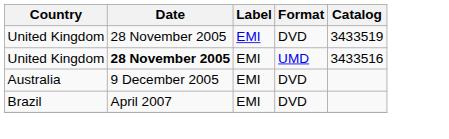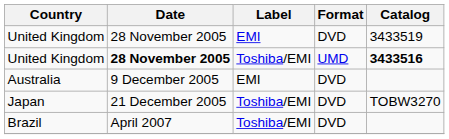(248, 58) EMI -> (274, 58) Toshiba/EMI
(357, 58) normal -> (396, 58) bold
+ row: (26, 101)
(248, 101) EMI -> (274, 123) Toshiba/EMI
